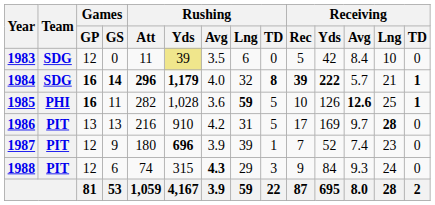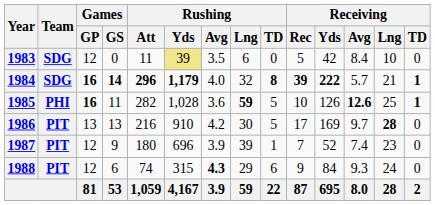(246, 124) 31 -> (246, 124) 30
(183, 146) bold -> (183, 146) normal
(274, 168) 3 -> (274, 168) 6
